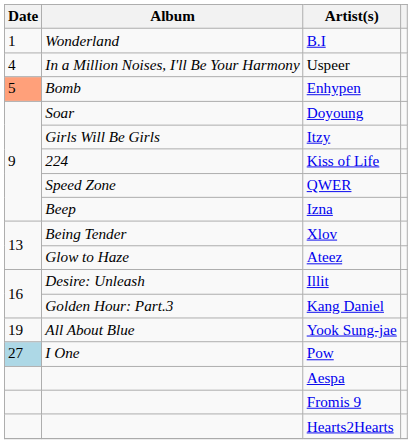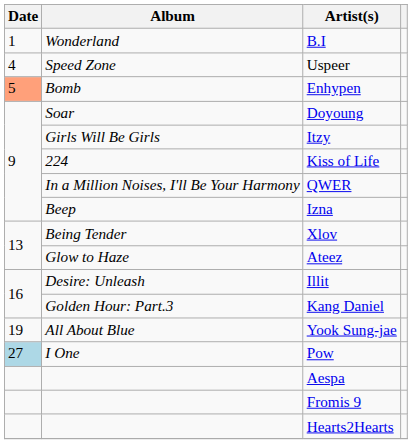(173, 64) In a Million Noises, I'll Be Your Harmony -> (81, 64) Speed Zone
(81, 185) Speed Zone -> (173, 185) In a Million Noises, I'll Be Your Harmony
